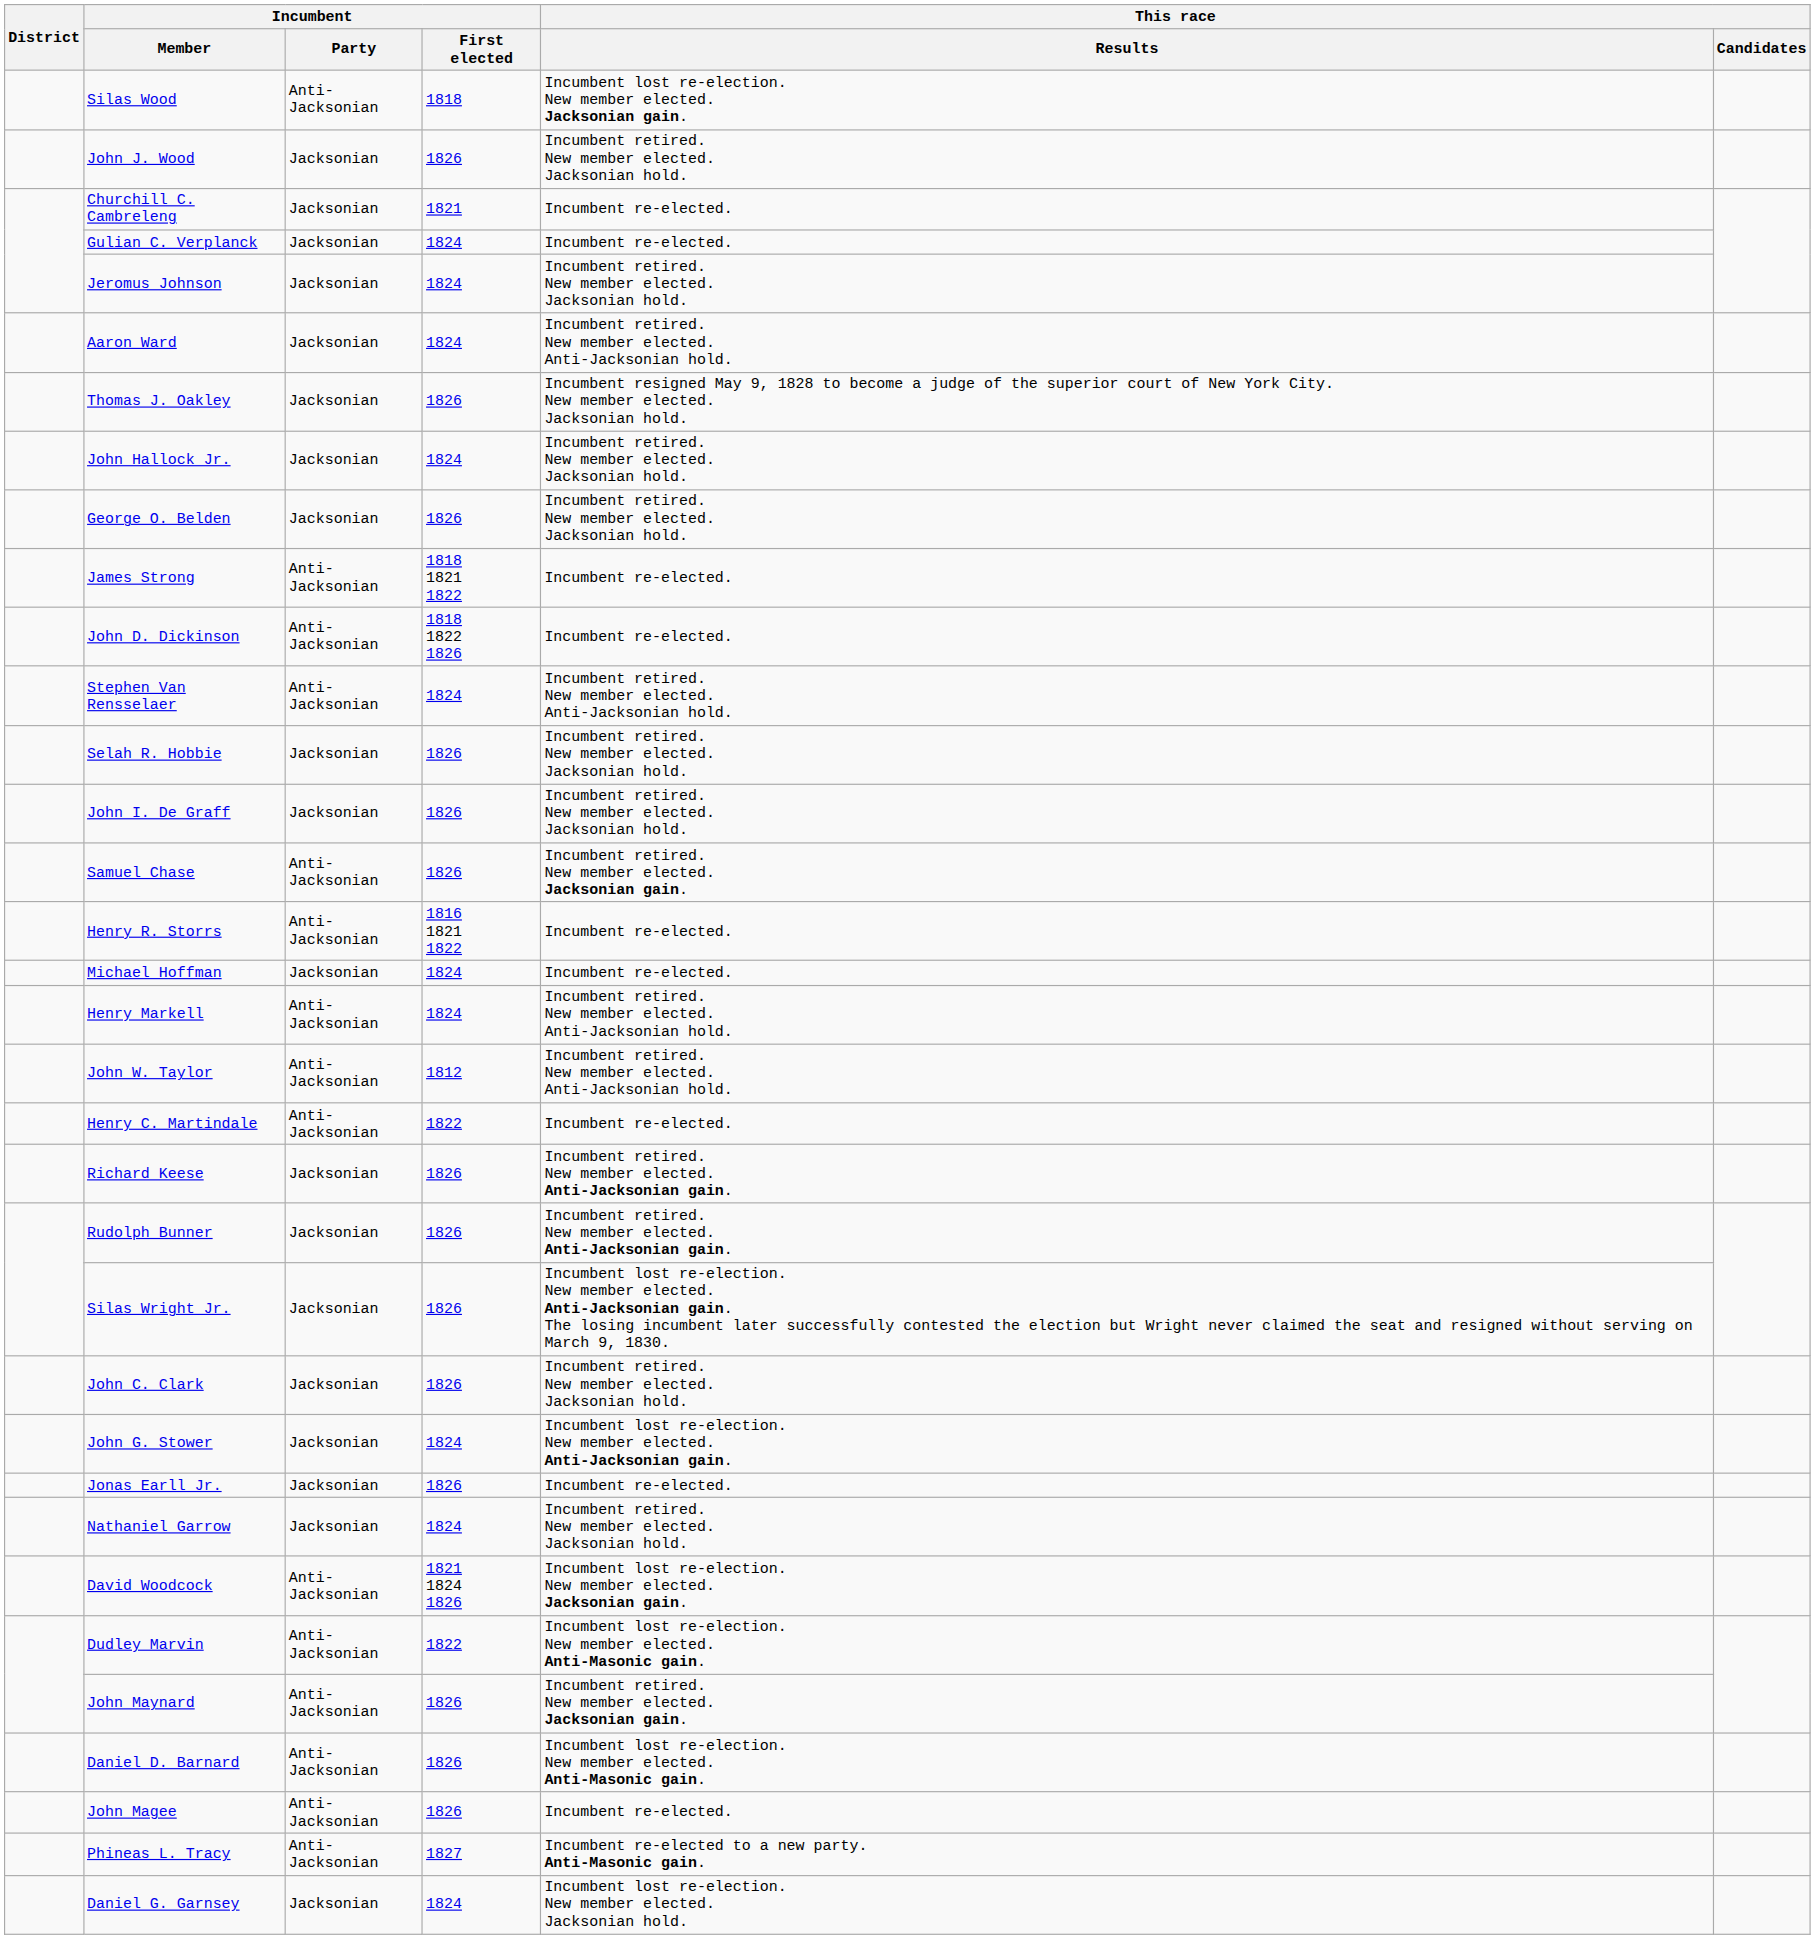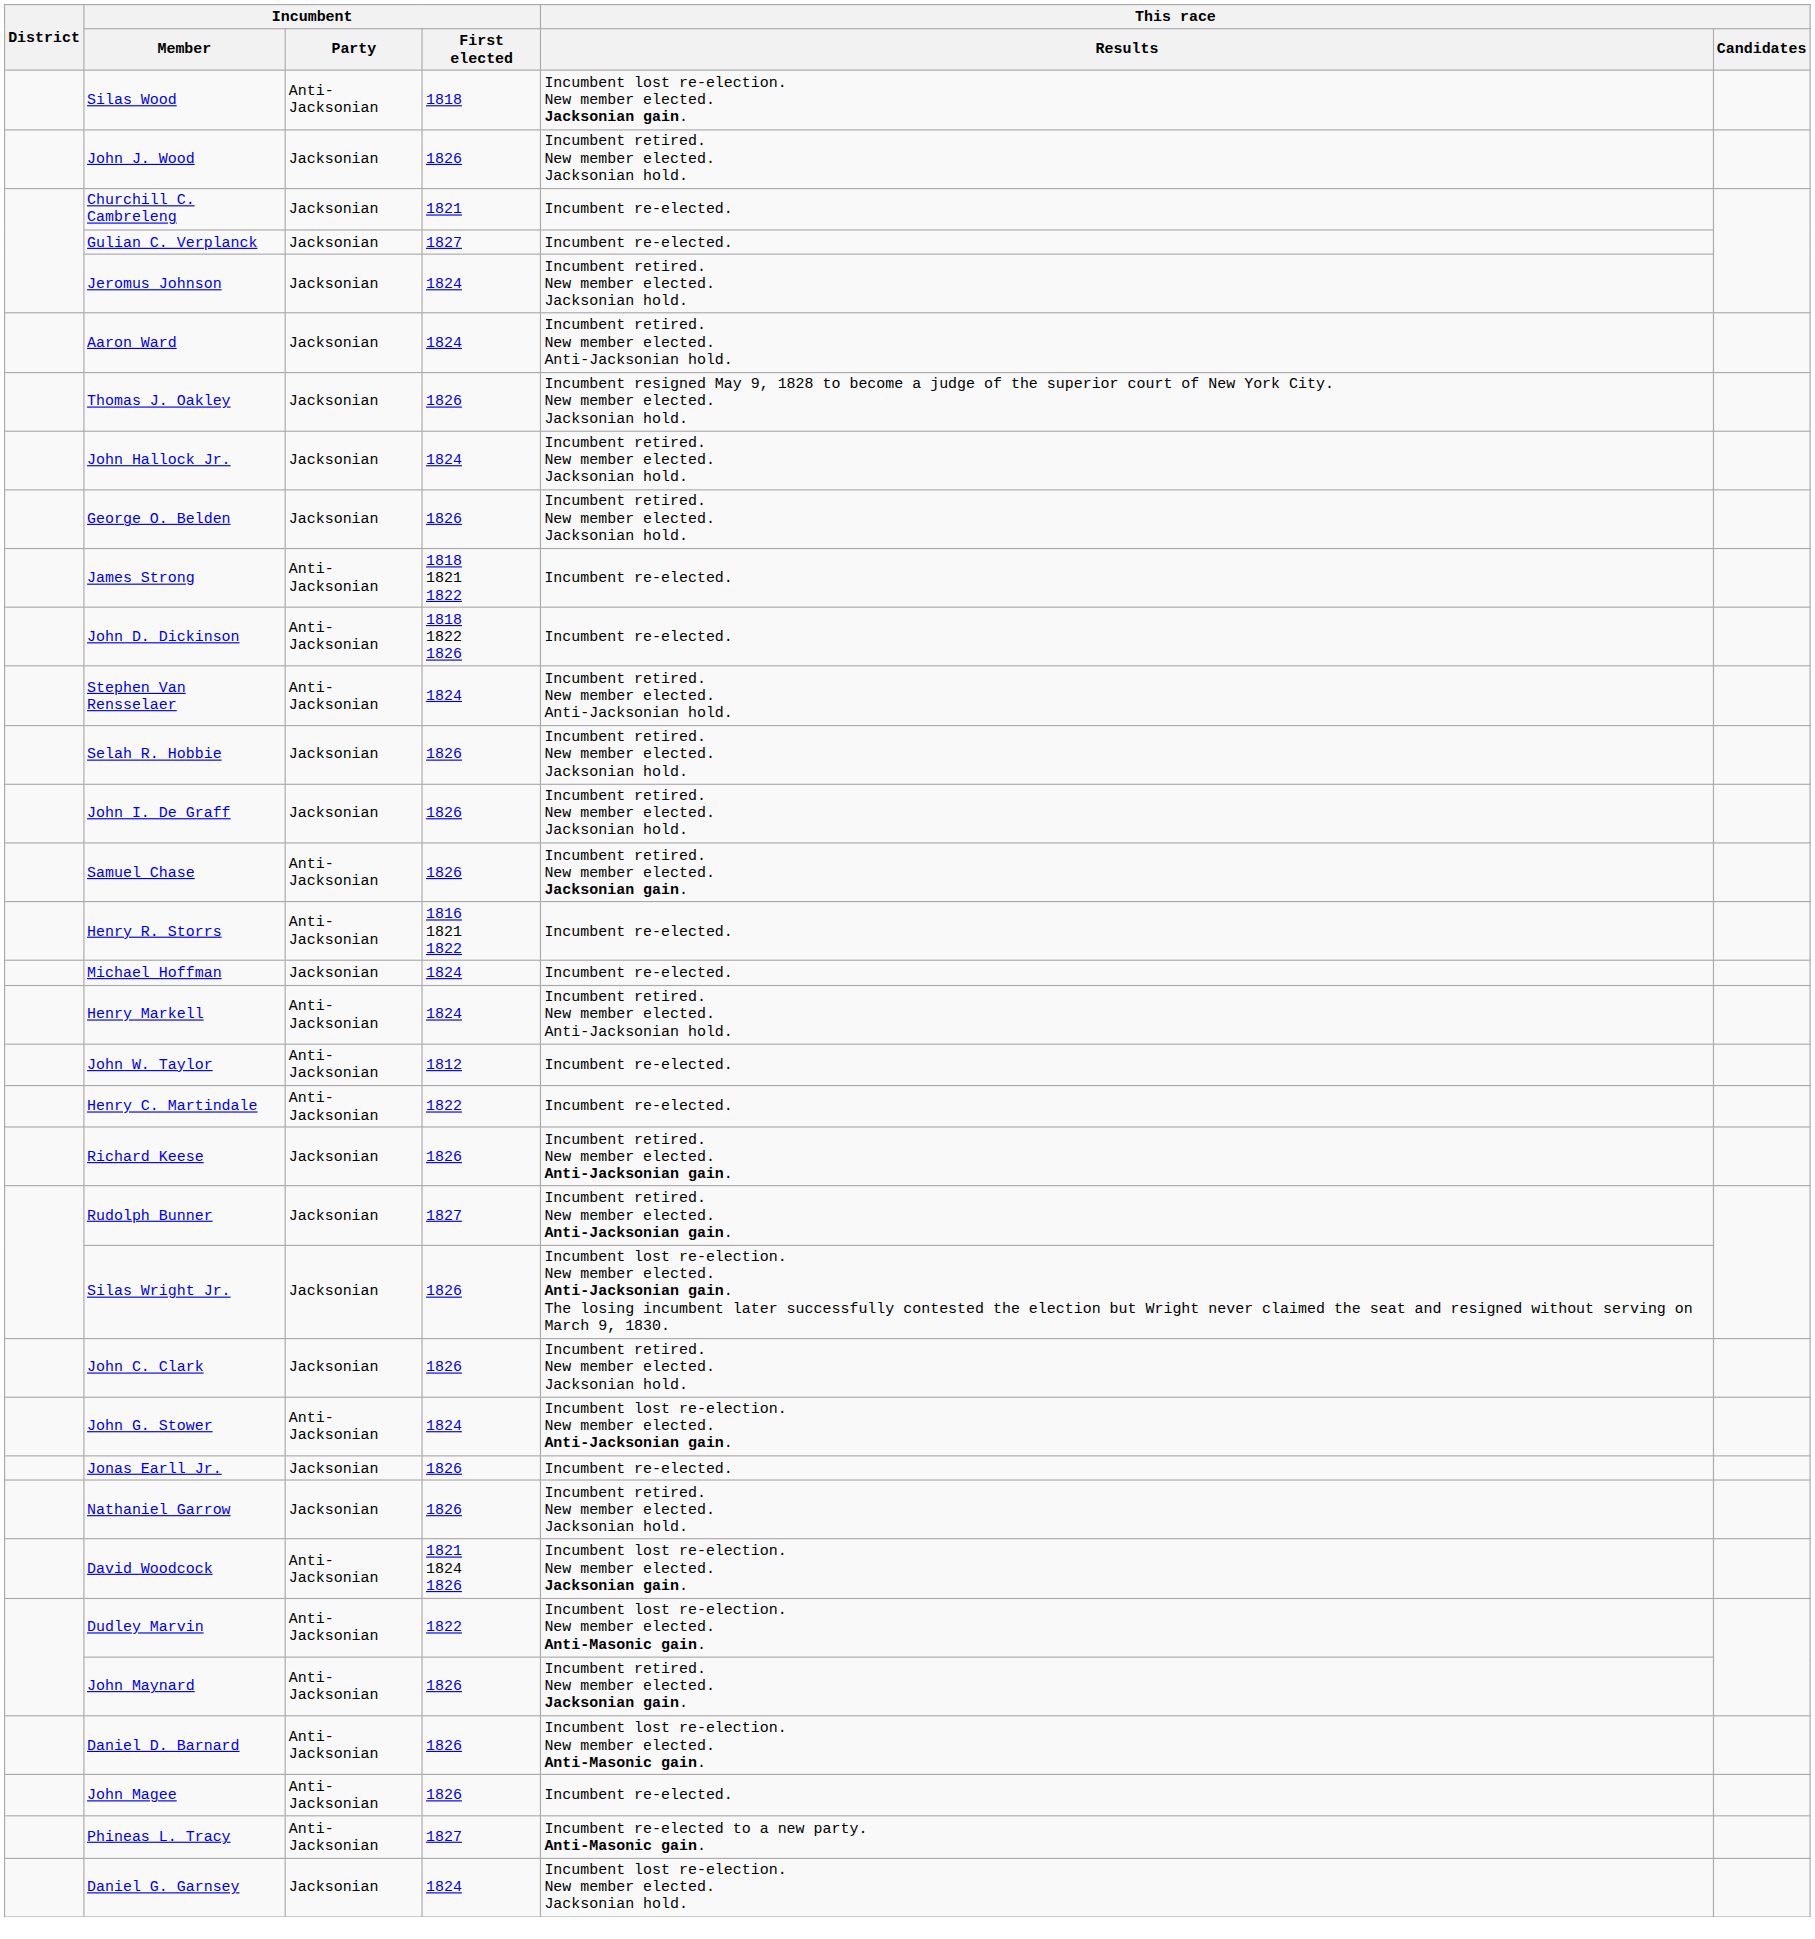(444, 242) 1824 -> (444, 242) 1827
(639, 1073) Incumbent retired. New member elected. Anti-Jacksonian hold. -> (639, 1065) Incumbent re-elected.
(444, 1233) 1826 -> (444, 1215) 1827
(334, 1444) Jacksonian -> (334, 1427) Anti-Jacksonian
(444, 1527) 1824 -> (444, 1510) 1826
